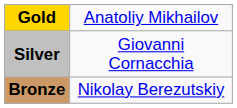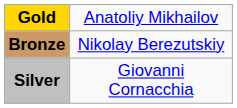rows swapped: (37, 53) <-> (37, 90)
